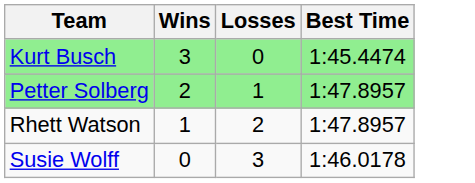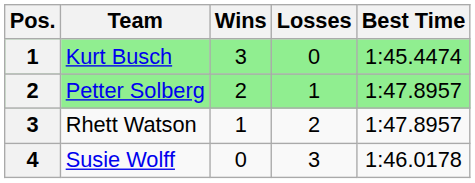+ column: (33, 21)
